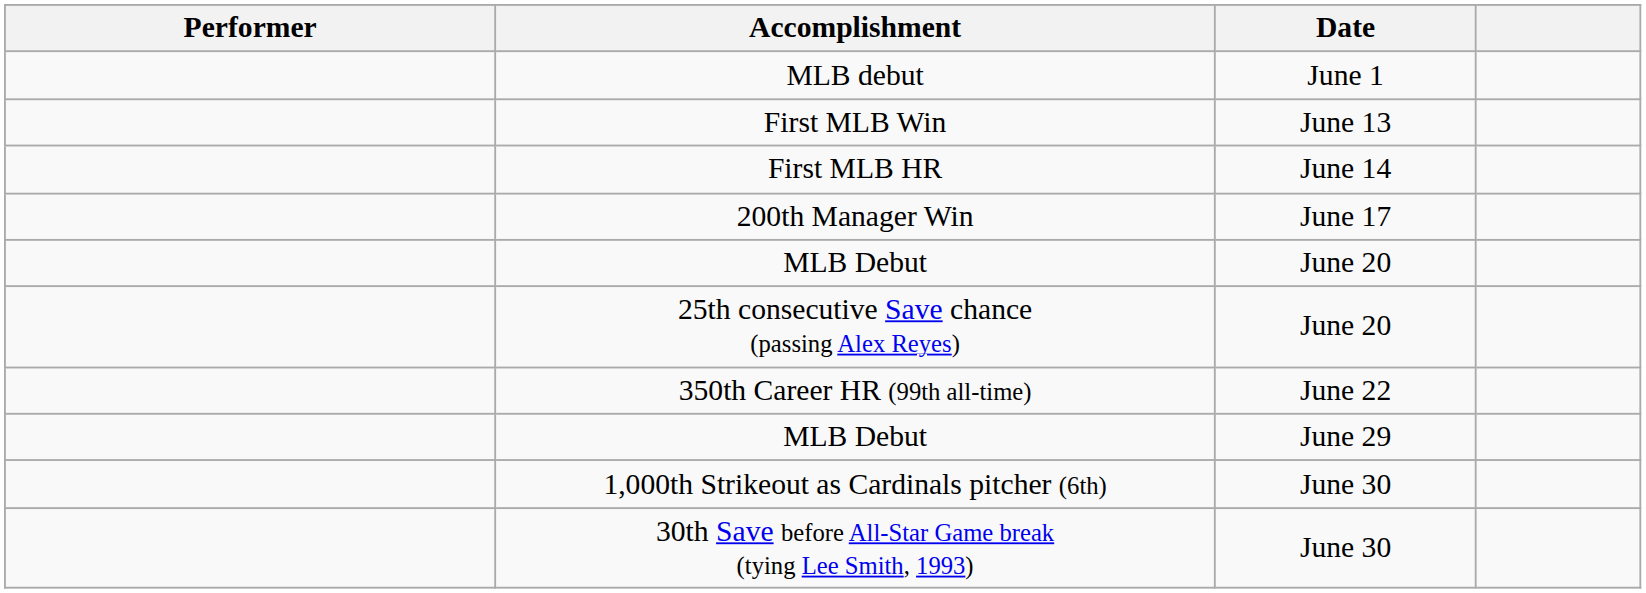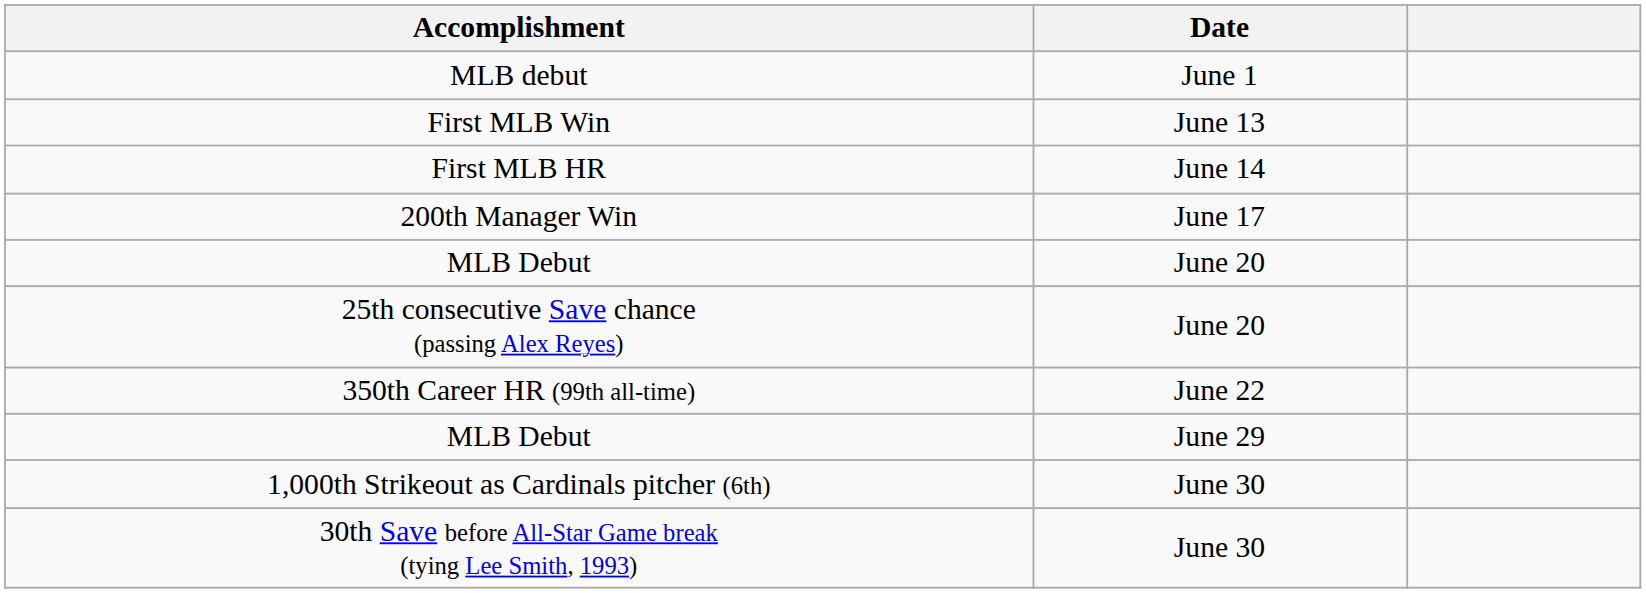- column: (250, 27)
